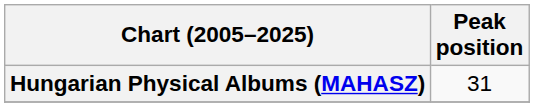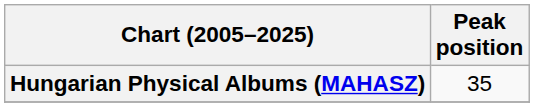(479, 83) 31 -> (479, 83) 35
